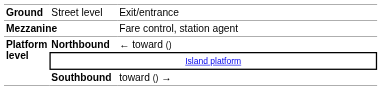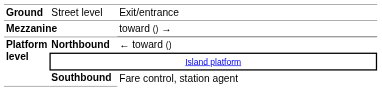(179, 28) Fare control, station agent -> (145, 28) toward () →
(145, 77) toward () → -> (179, 78) Fare control, station agent
